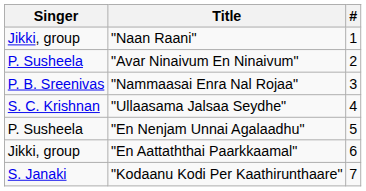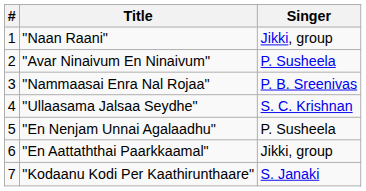columns swapped: (353, 16) <-> (56, 16)
